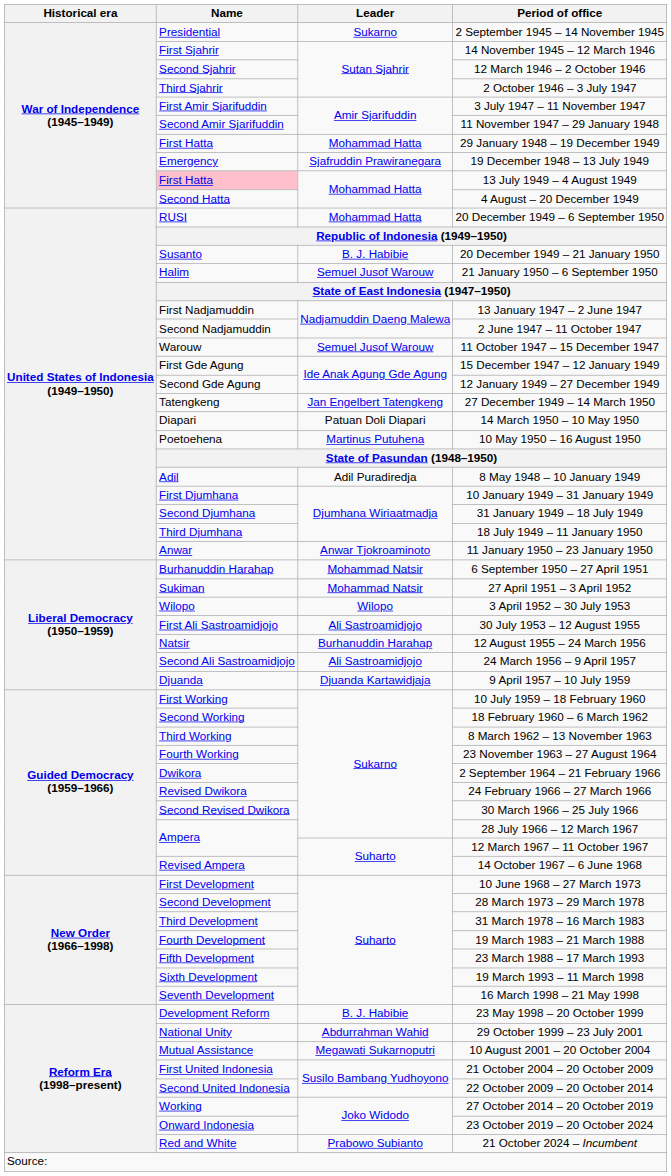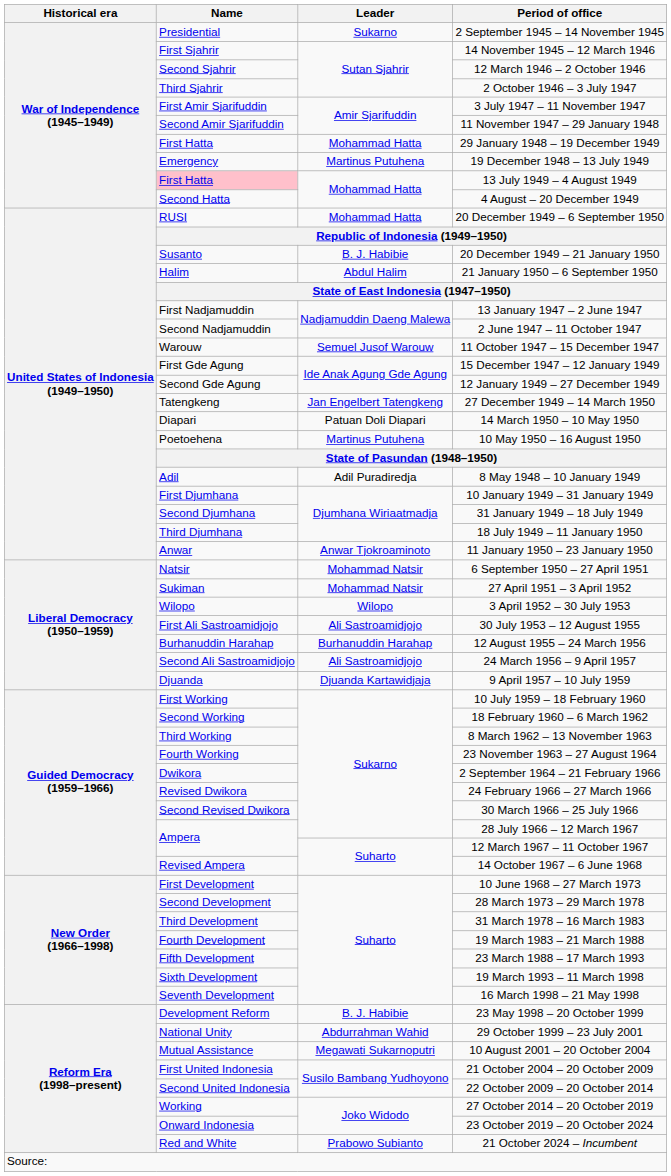(375, 161) Sjafruddin Prawiranegara -> (375, 161) Martinus Putuhena
(375, 273) Semuel Jusof Warouw -> (375, 273) Abdul Halim
(216, 569) Burhanuddin Harahap -> (174, 569) Natsir
(174, 643) Natsir -> (216, 643) Burhanuddin Harahap
